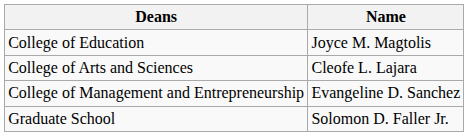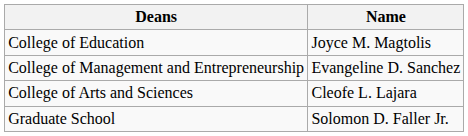rows swapped: (101, 67) <-> (156, 93)
